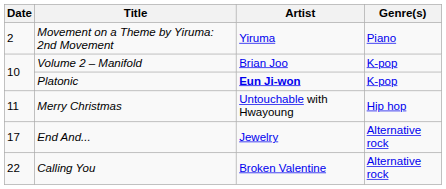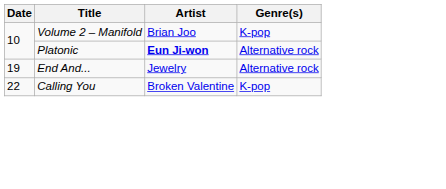- row: (125, 38)
(382, 81) K-pop -> (279, 50) Alternative rock
- row: (80, 106)
(13, 137) 17 -> (13, 68) 19
(394, 168) Alternative rock -> (255, 86) K-pop
